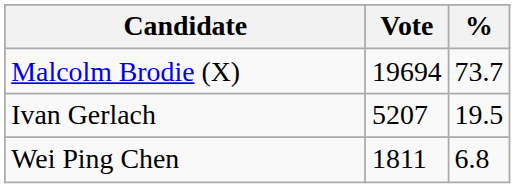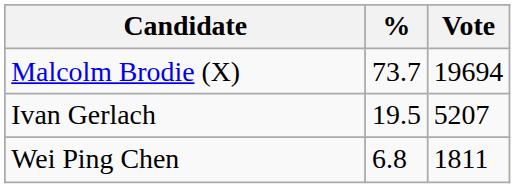columns swapped: (407, 26) <-> (479, 26)
